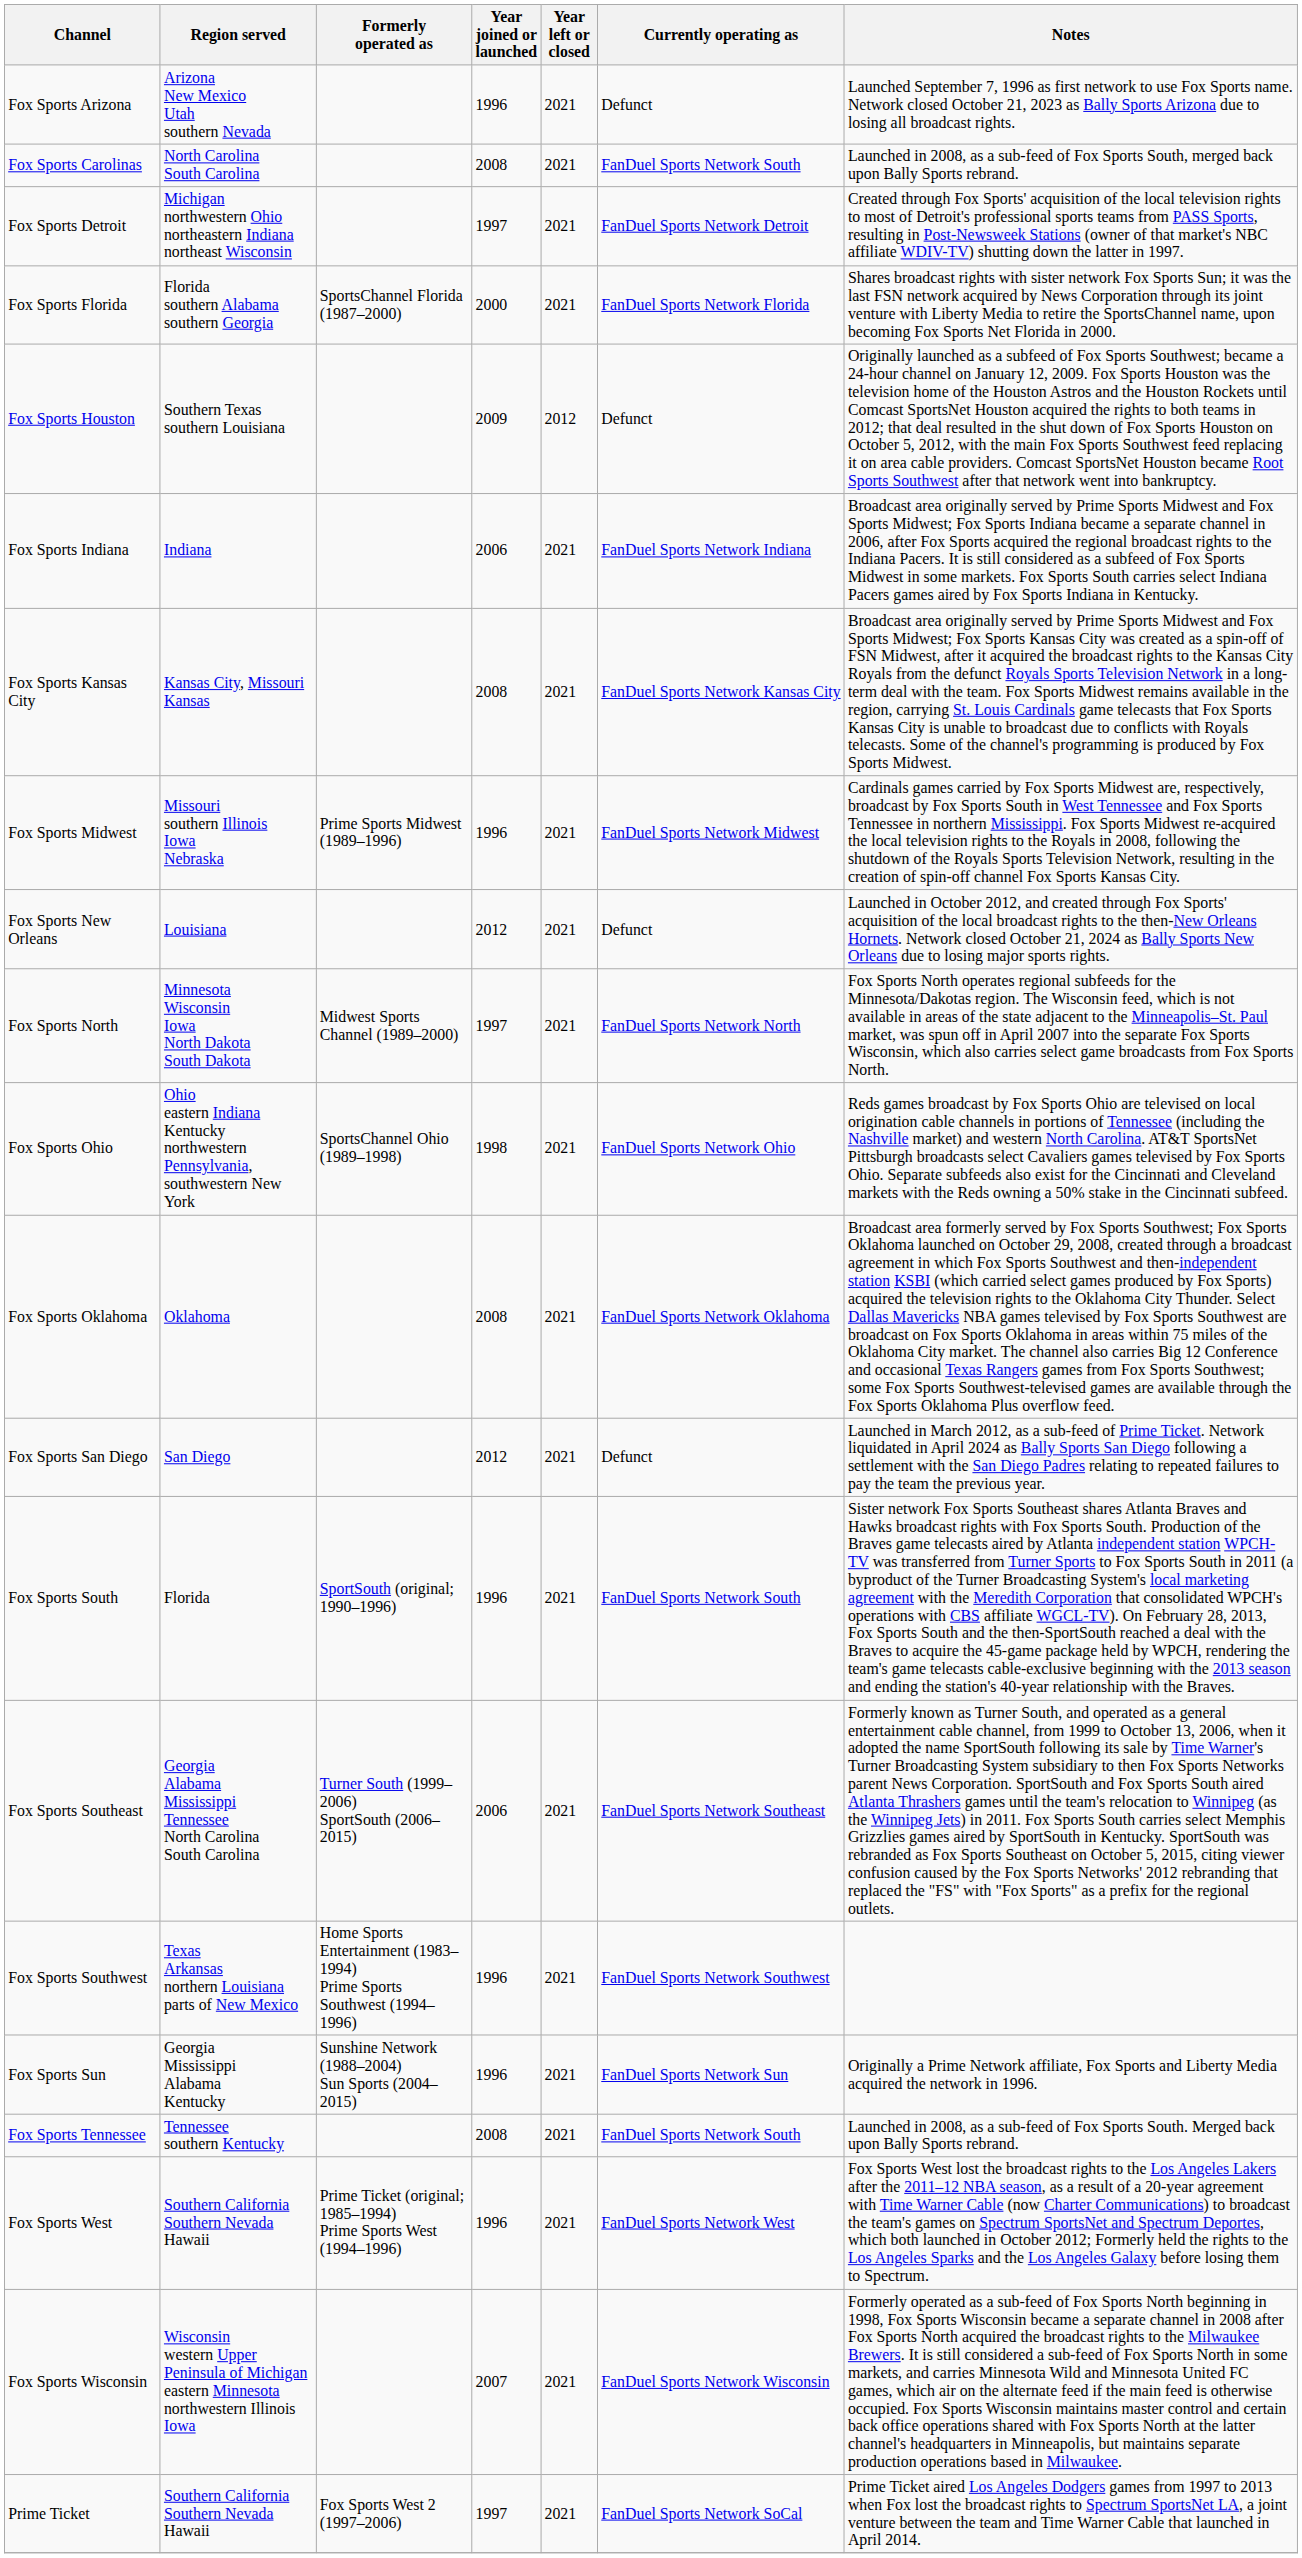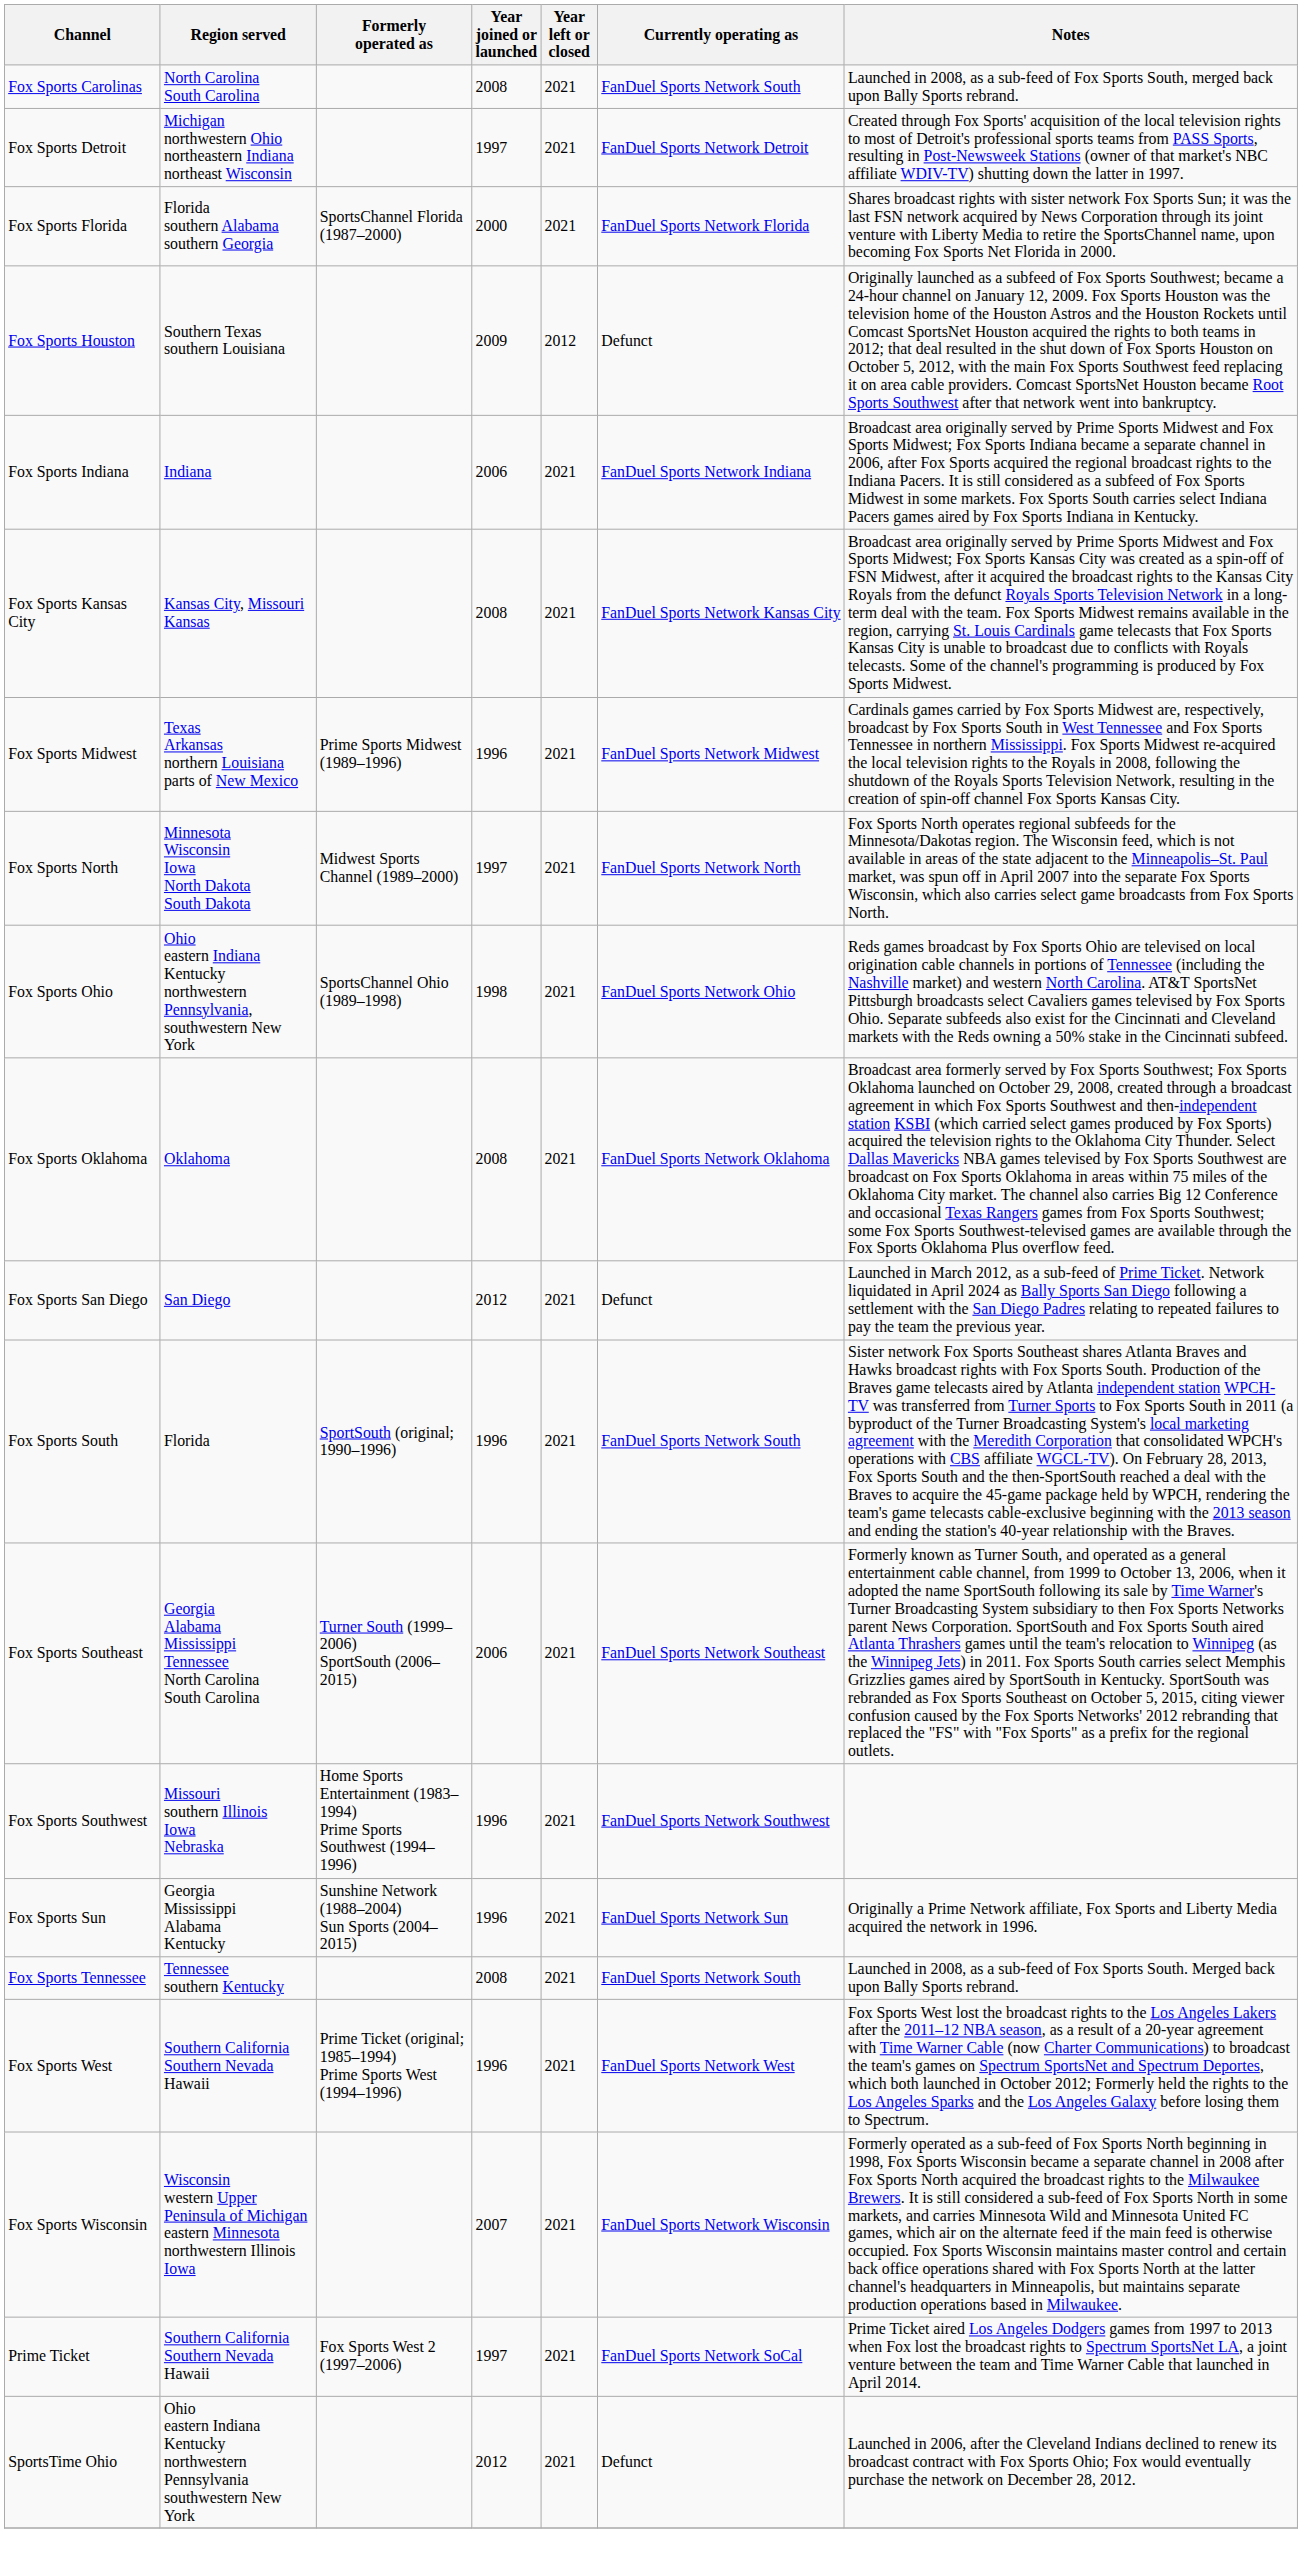- row: (70, 104)
(216, 832) Missouri southern Illinois Iowa Nebraska -> (231, 754) Texas Arkansas northern Louisiana parts of New Mexico
- row: (60, 929)
(231, 1978) Texas Arkansas northern Louisiana parts of New Mexico -> (216, 1821) Missouri southern Illinois Iowa Nebraska
+ row: (63, 2461)
